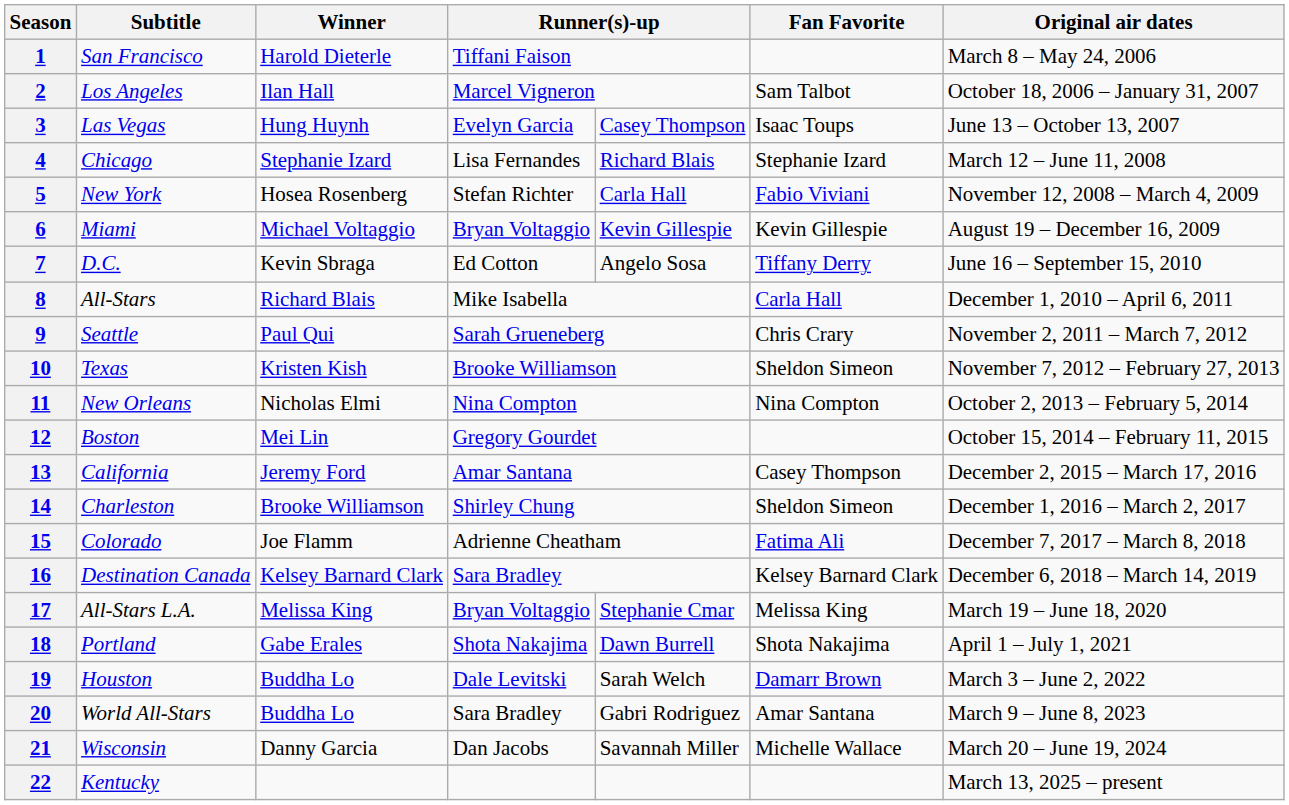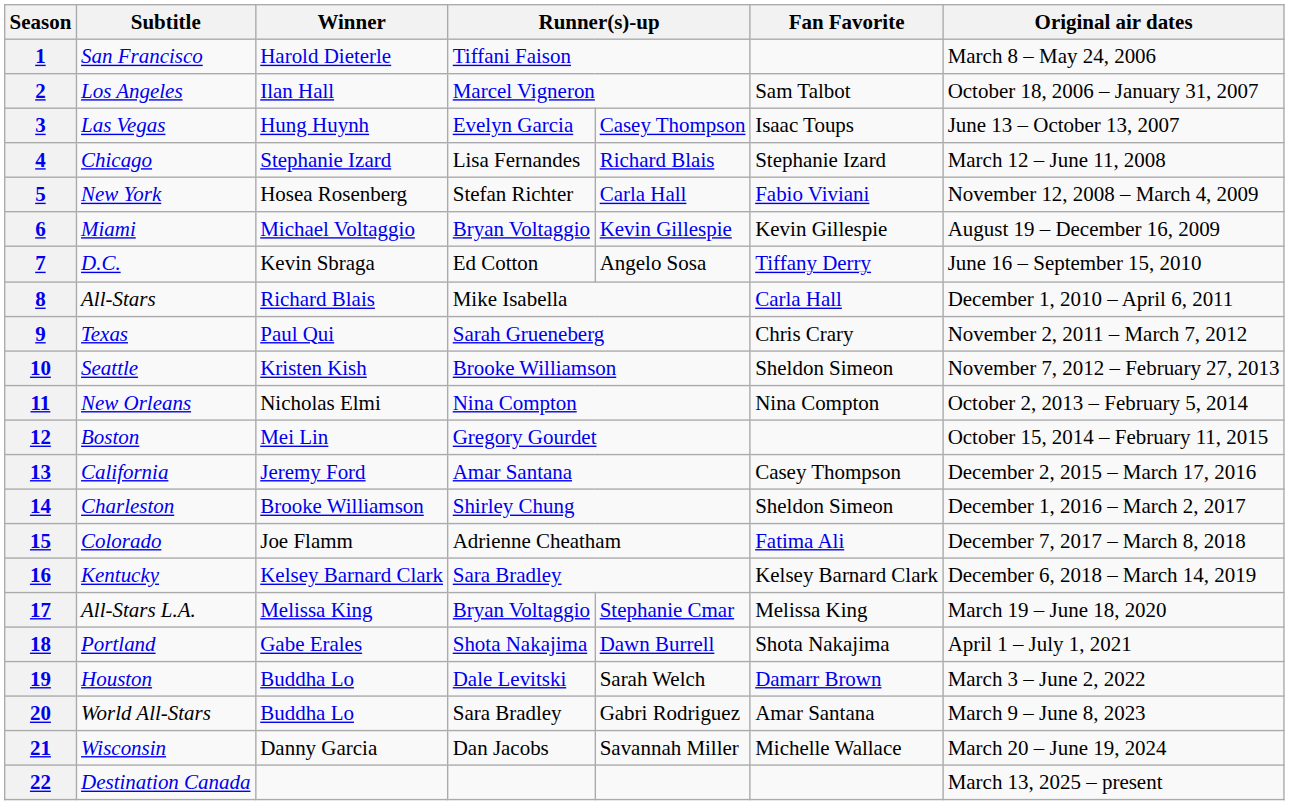(110, 333) Seattle -> (105, 333) Texas
(105, 367) Texas -> (110, 367) Seattle
(166, 575) Destination Canada -> (120, 575) Kentucky
(120, 782) Kentucky -> (166, 782) Destination Canada
